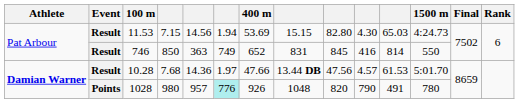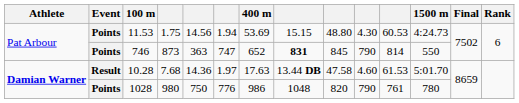(106, 33) Result -> (106, 33) Points
(171, 33) 7.15 -> (171, 33) 1.75
(339, 33) 82.80 -> (339, 33) 48.80
(395, 33) 65.03 -> (395, 33) 60.53
(106, 51) Result -> (106, 51) Points
(171, 51) 850 -> (171, 51) 873
(227, 51) 749 -> (227, 51) 747
(299, 51) normal -> (299, 51) bold
(367, 51) 416 -> (367, 51) 790
(257, 70) 47.66 -> (257, 70) 17.63
(339, 70) 47.56 -> (339, 70) 47.58
(367, 70) 4.57 -> (367, 70) 4.60
(199, 89) 957 -> (199, 89) 750
(227, 89) paleturquoise background -> (227, 89) no background
(257, 89) 926 -> (257, 89) 986
(395, 89) 491 -> (395, 89) 761
